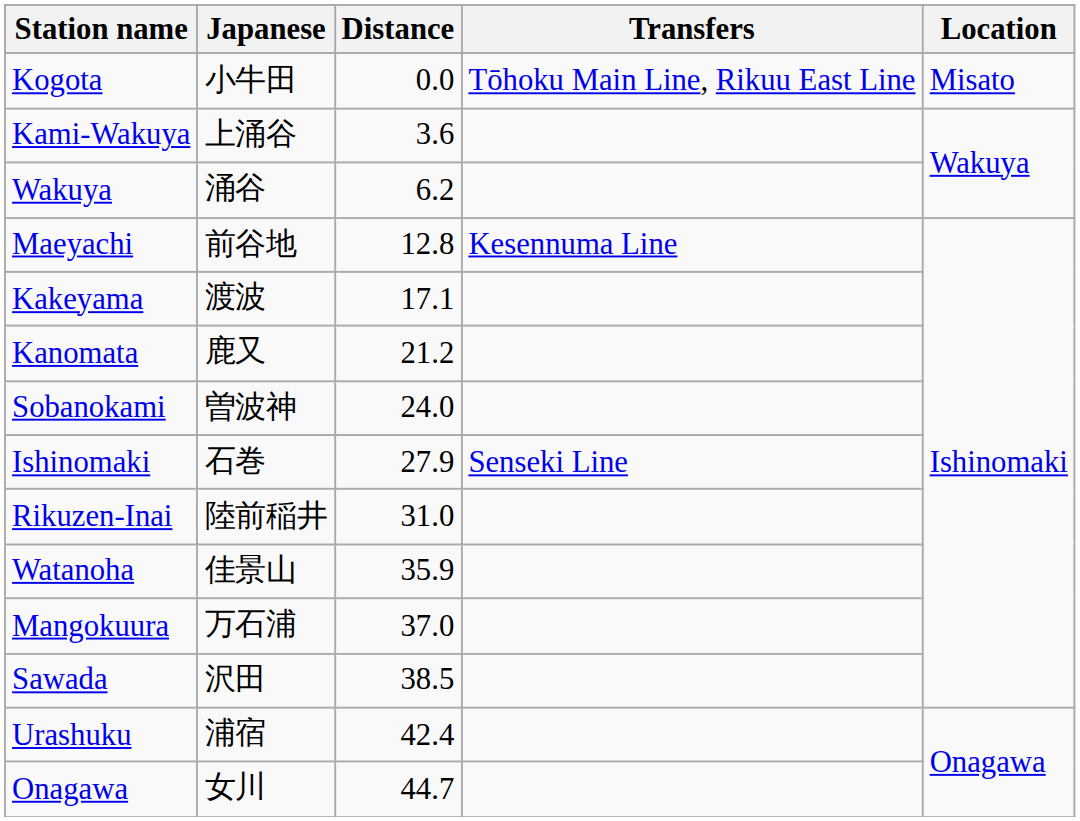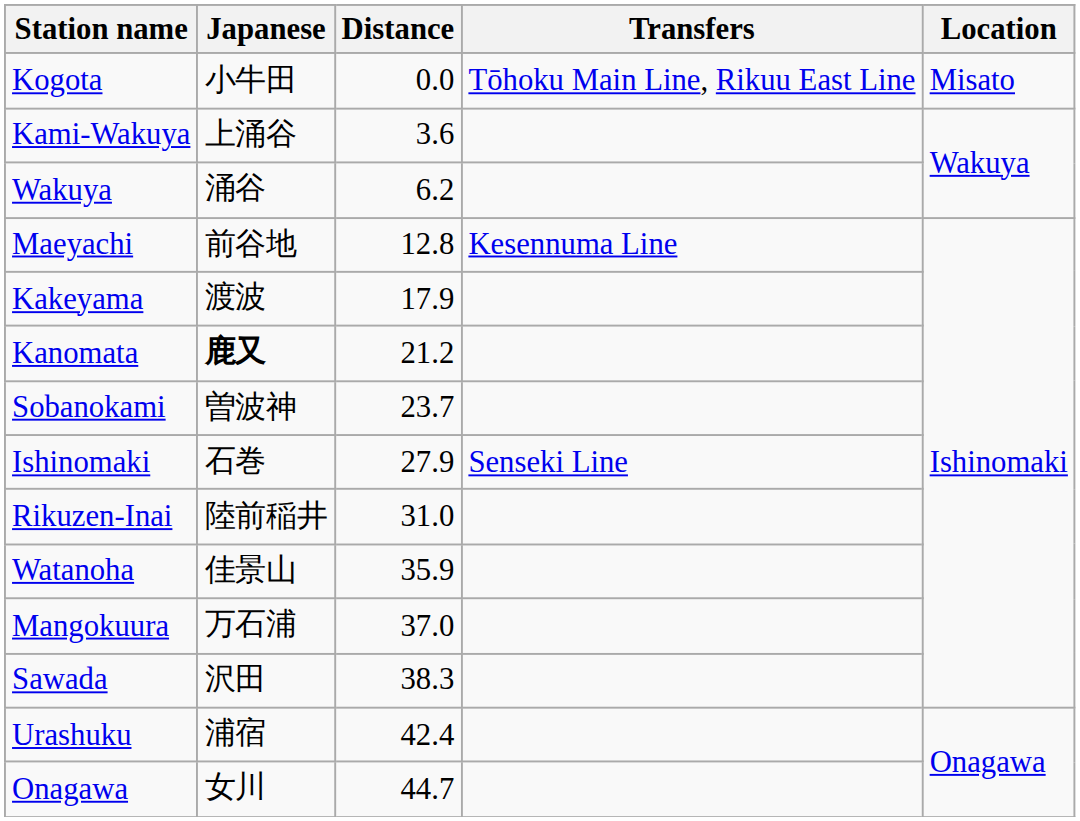(427, 298) 17.1 -> (427, 298) 17.9
(235, 351) normal -> (235, 351) bold
(427, 407) 24.0 -> (427, 407) 23.7
(427, 679) 38.5 -> (427, 679) 38.3
